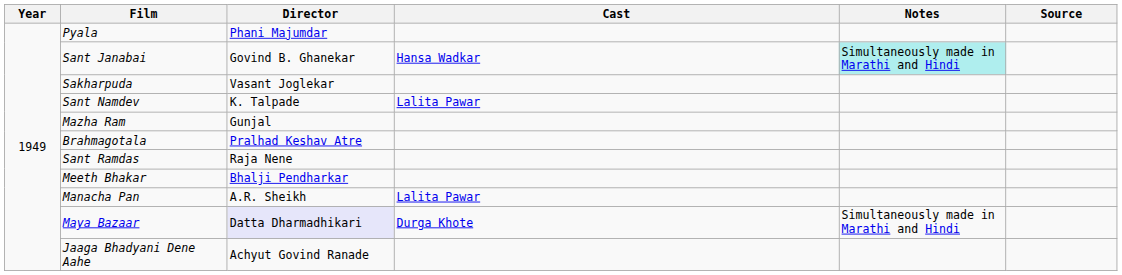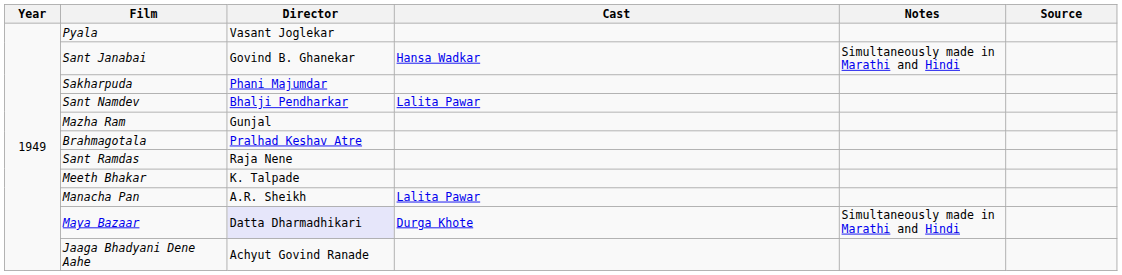(278, 33) Phani Majumdar -> (282, 33) Vasant Joglekar
(918, 58) paleturquoise background -> (918, 58) no background
(282, 84) Vasant Joglekar -> (278, 84) Phani Majumdar
(265, 103) K. Talpade -> (289, 103) Bhalji Pendharkar
(289, 178) Bhalji Pendharkar -> (265, 178) K. Talpade
